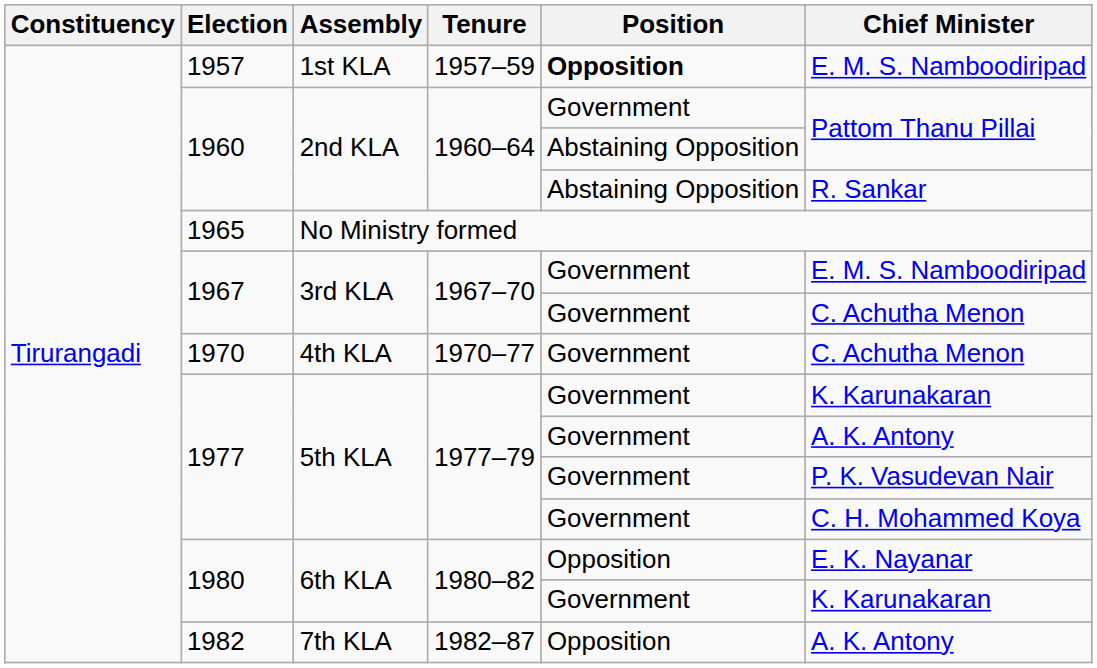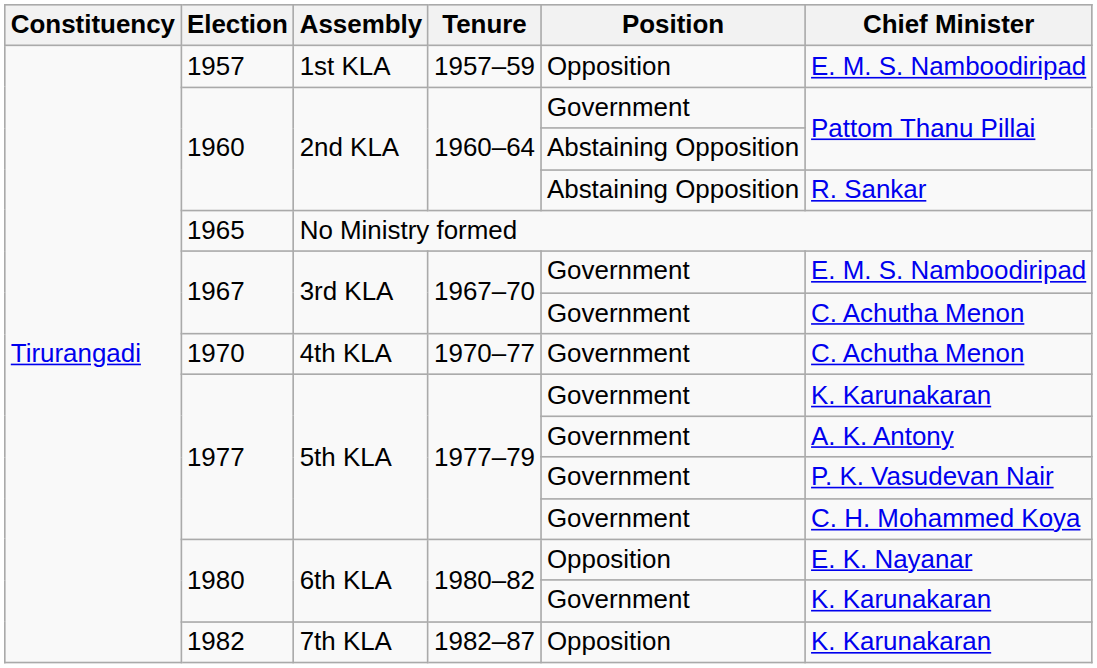(615, 66) bold -> (609, 66) normal
(882, 641) A. K. Antony -> (901, 641) K. Karunakaran
